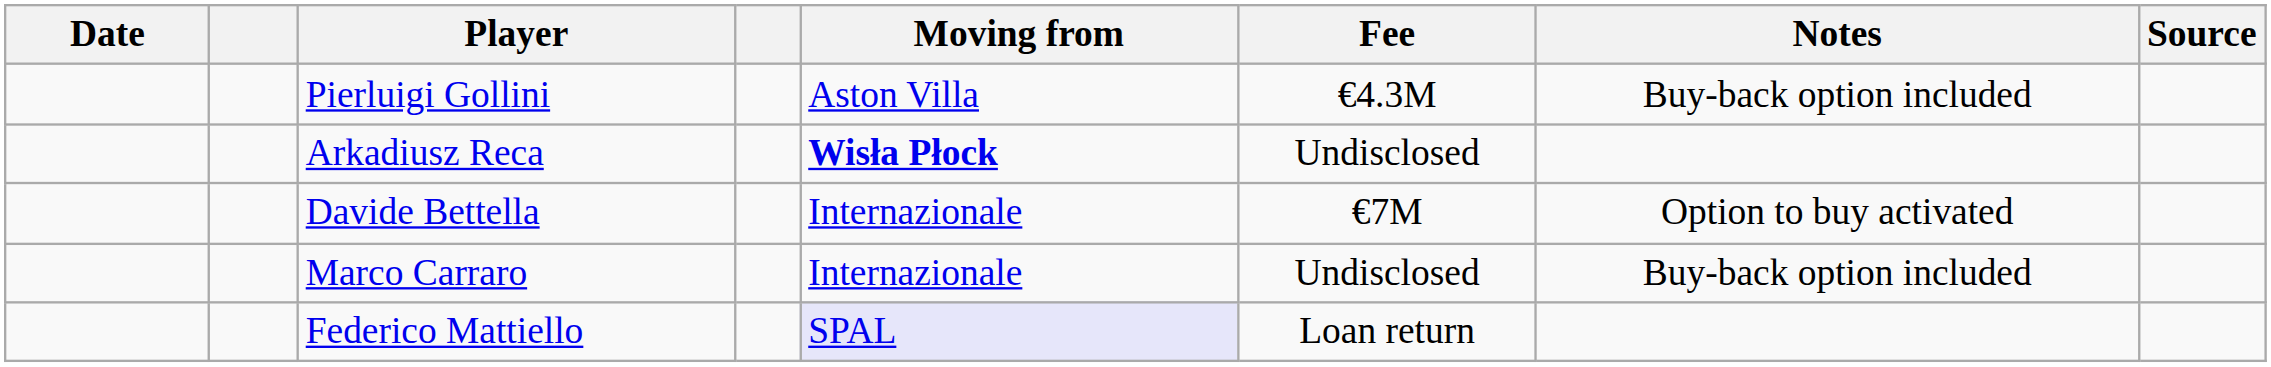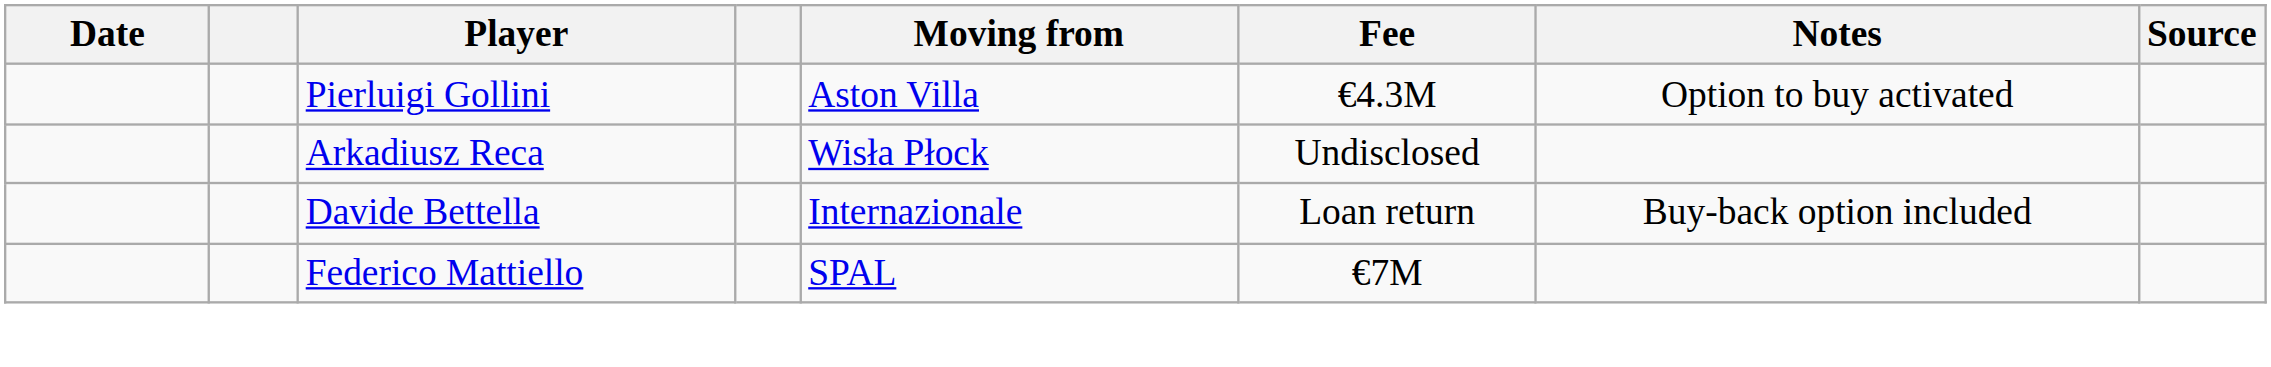(1837, 93) Buy-back option included -> (1837, 93) Option to buy activated
(903, 152) bold -> (898, 152) normal
(1387, 212) €7M -> (1387, 212) Loan return
(1837, 212) Option to buy activated -> (1837, 212) Buy-back option included
- row: (416, 271)
(852, 331) lavender background -> (852, 271) no background
(1387, 331) Loan return -> (1387, 271) €7M
